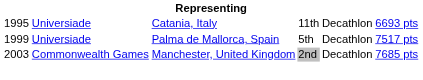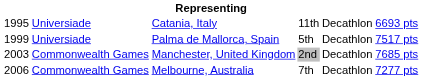+ row: (203, 70)
